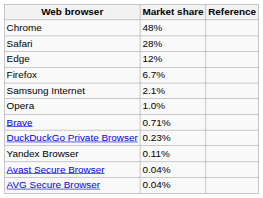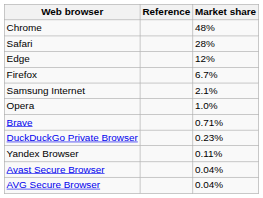columns swapped: (173, 12) <-> (232, 12)
